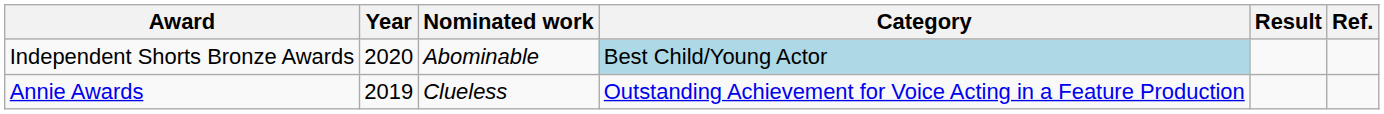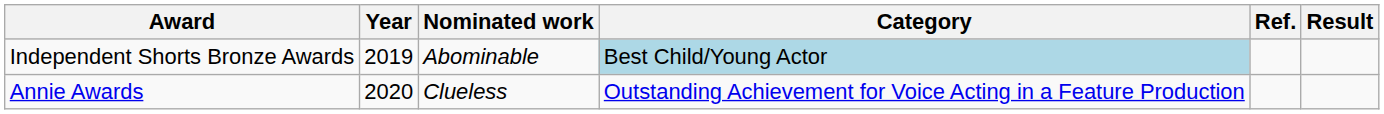columns swapped: (1288, 21) <-> (1353, 21)
(389, 56) 2020 -> (389, 56) 2019
(389, 91) 2019 -> (389, 91) 2020
